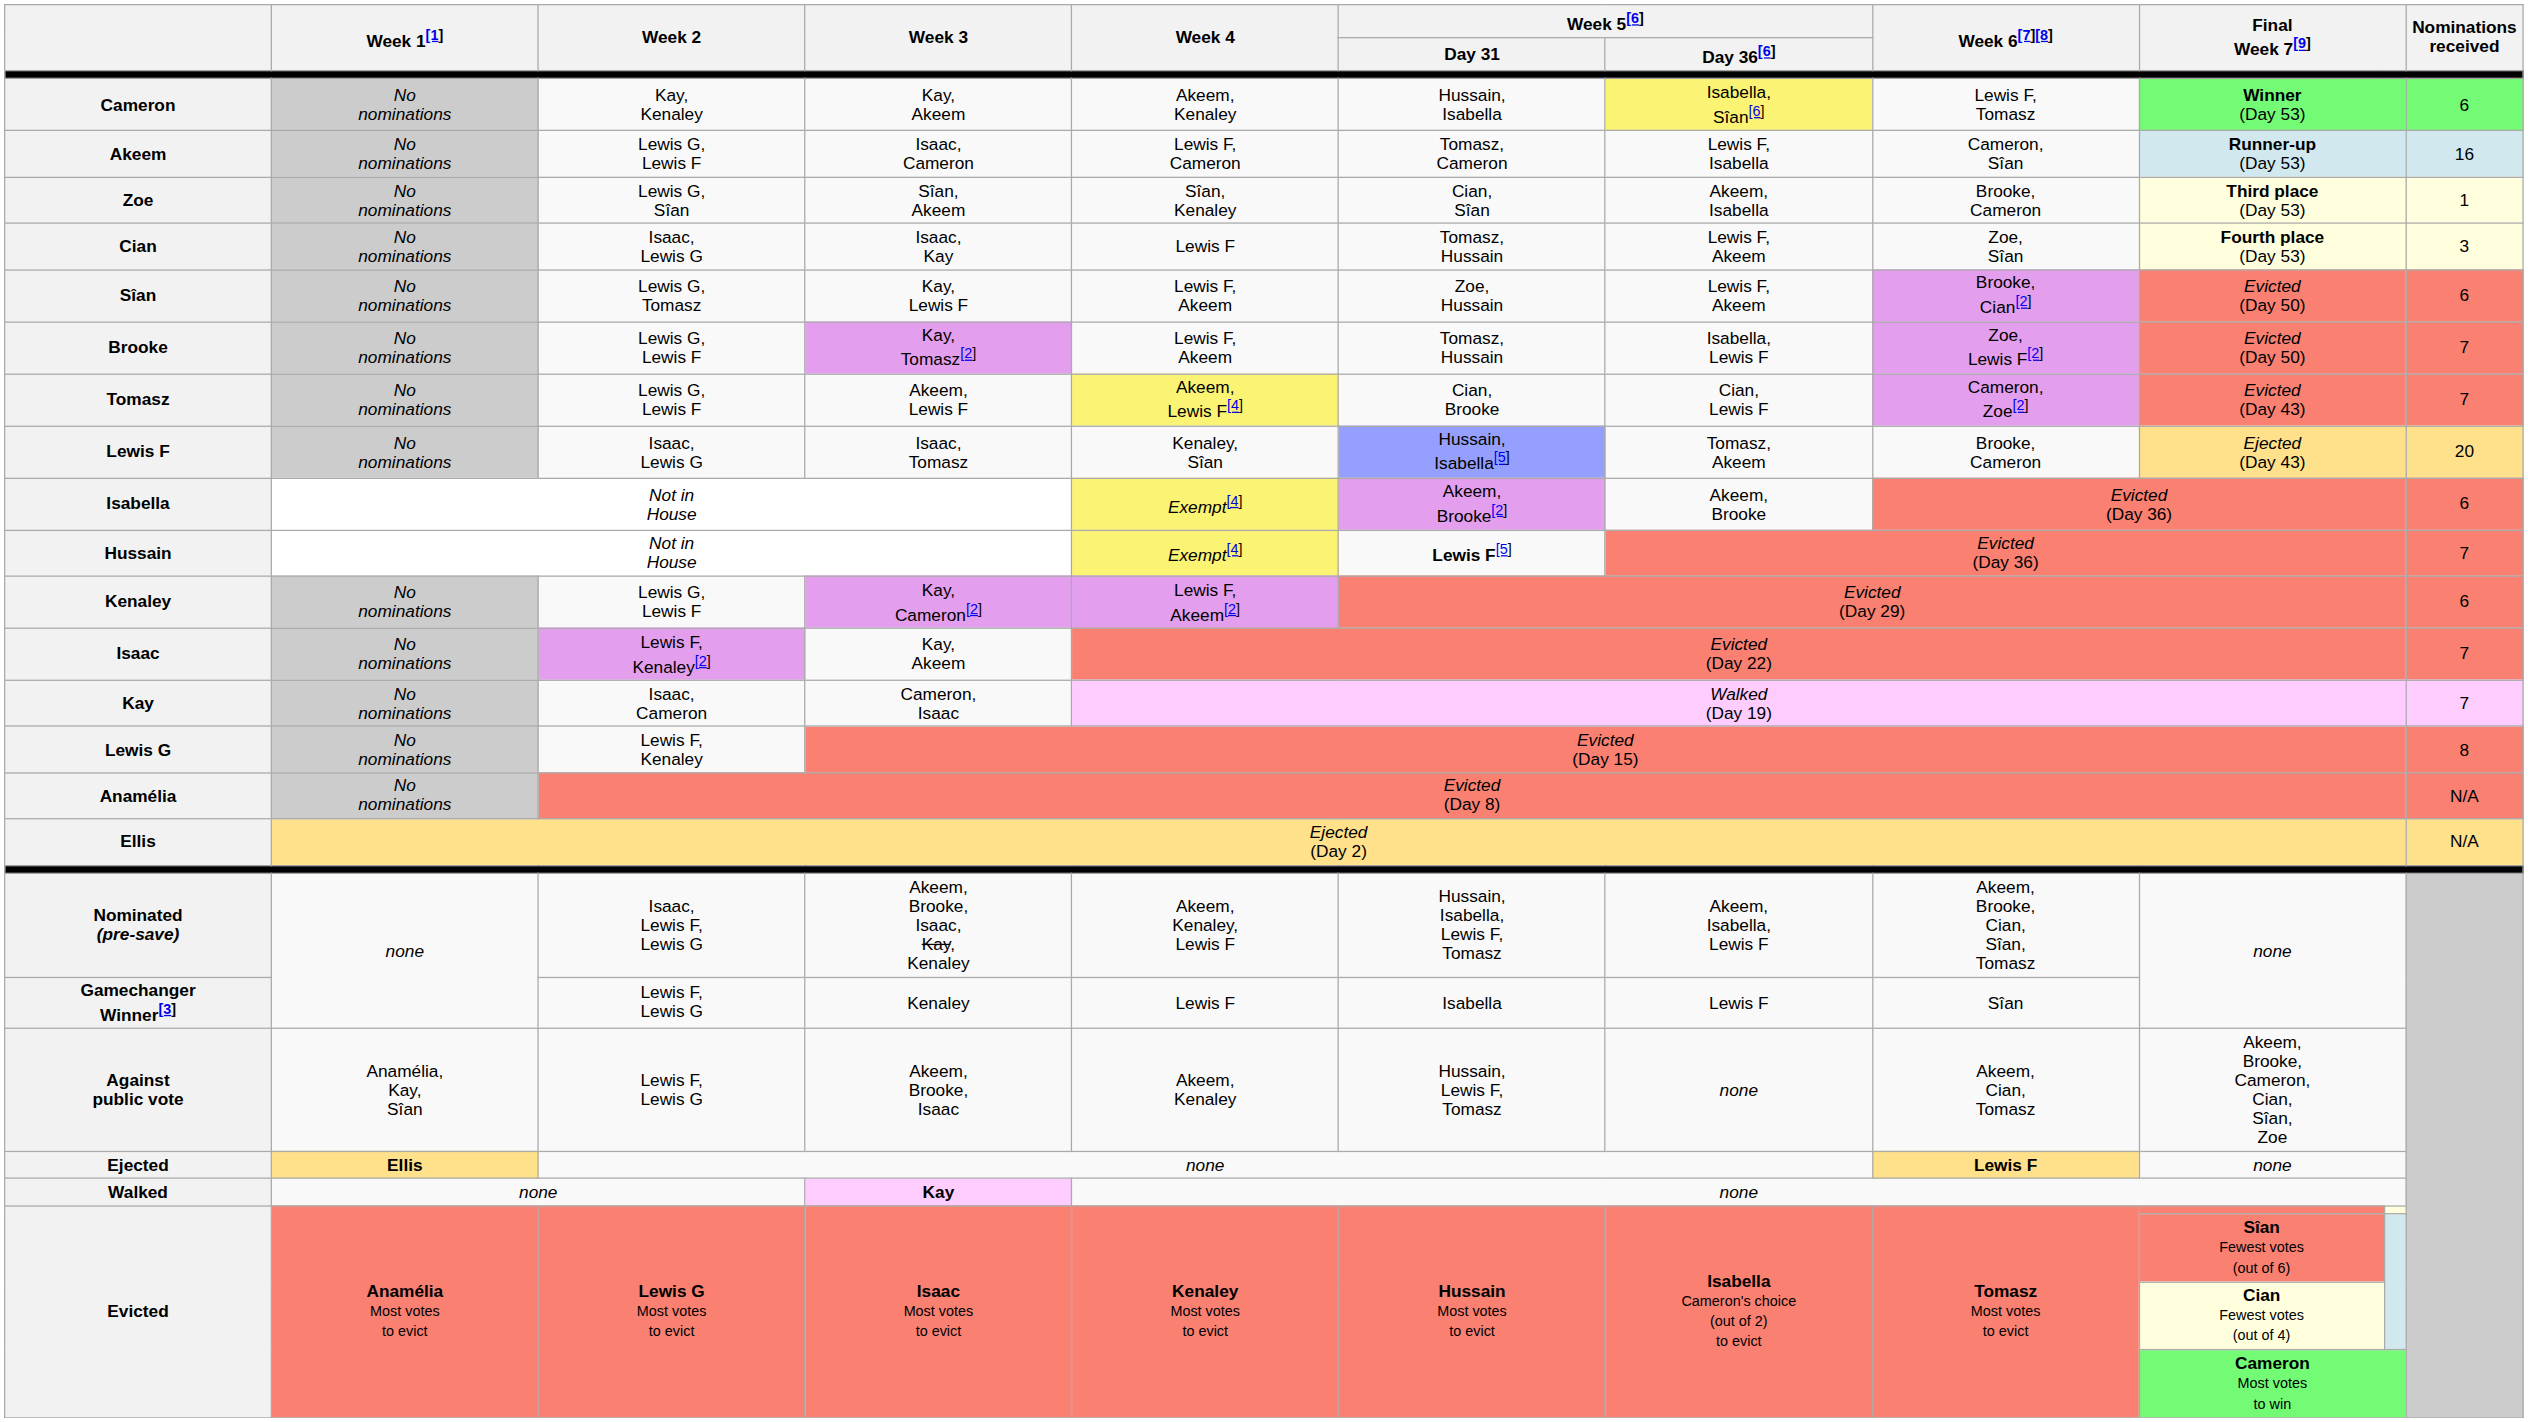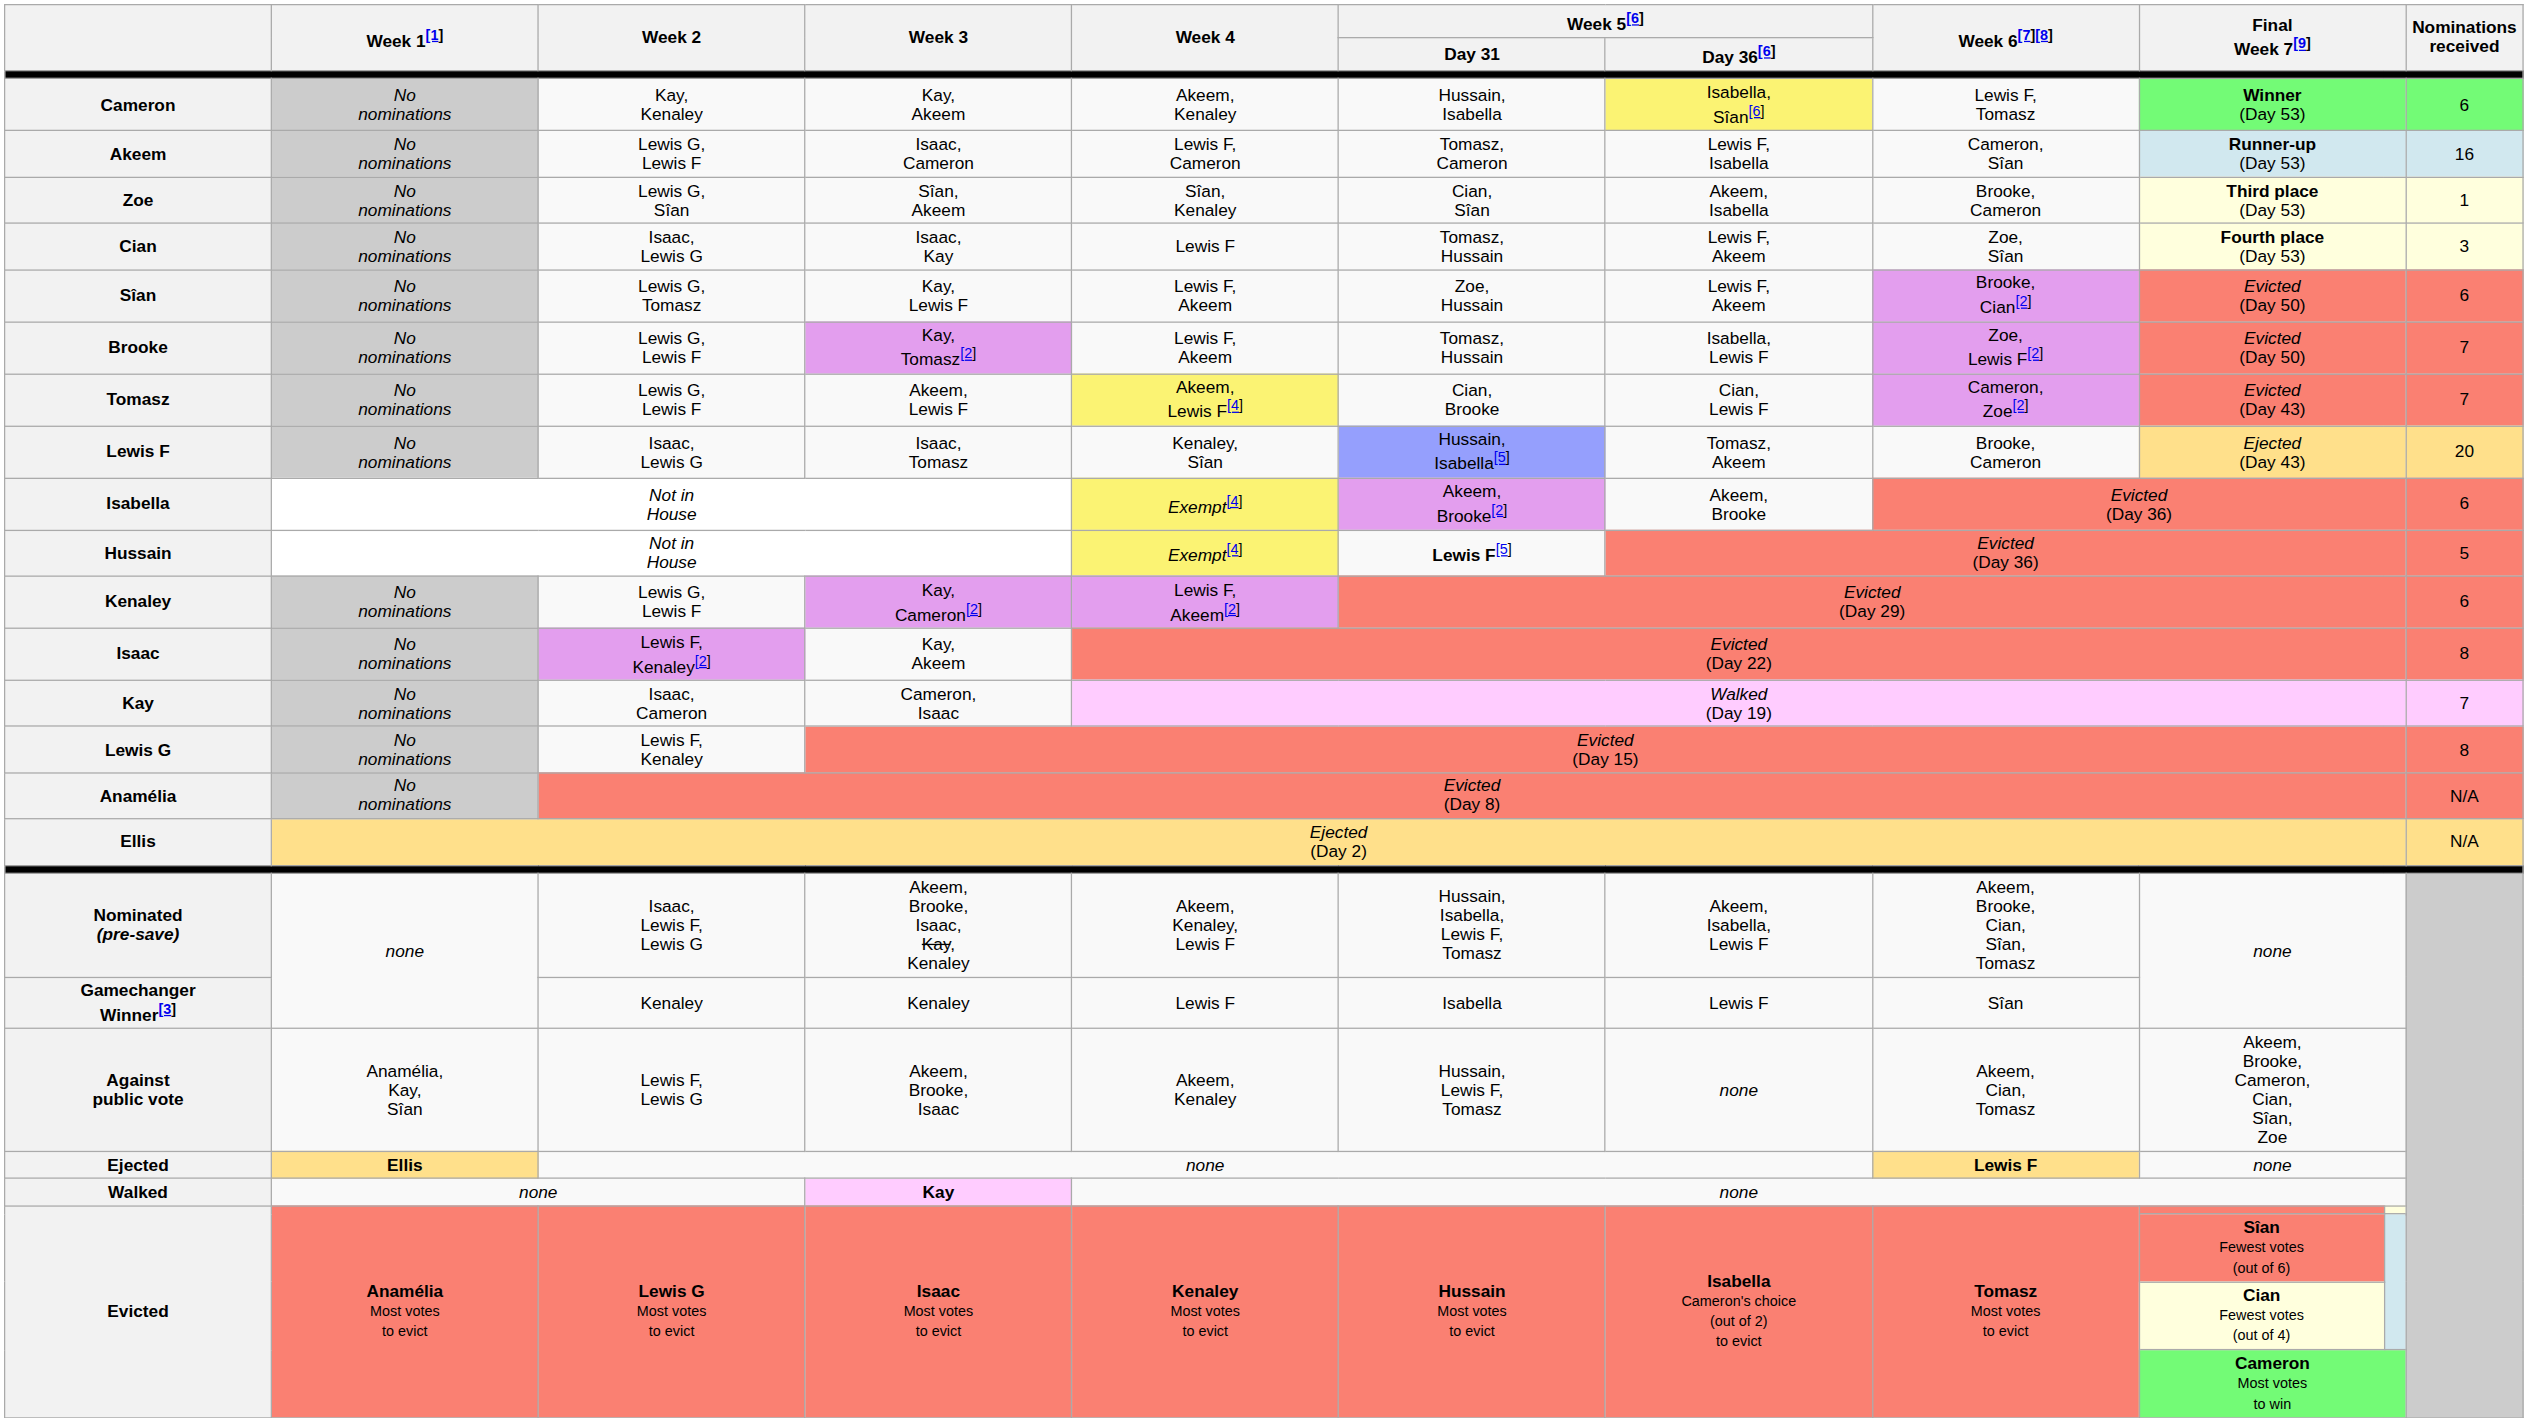(2464, 553) 7 -> (2464, 553) 5
(2464, 654) 7 -> (2464, 654) 8
(672, 1002) Lewis F, Lewis G -> (672, 1002) Kenaley
